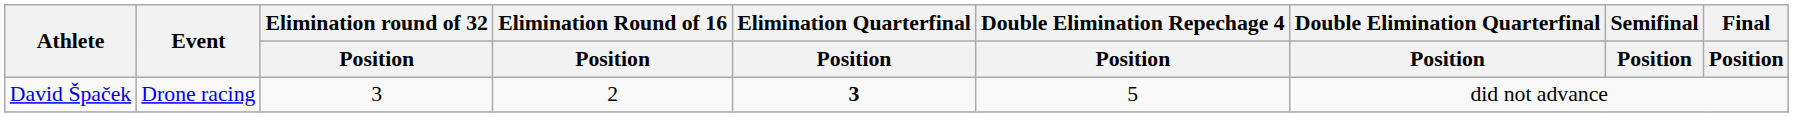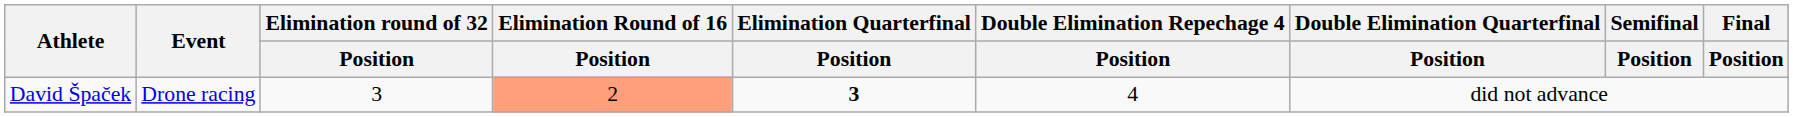(613, 94) no background -> (613, 94) lightsalmon background
(1133, 94) 5 -> (1133, 94) 4
